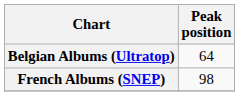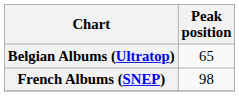(206, 56) 64 -> (206, 56) 65
